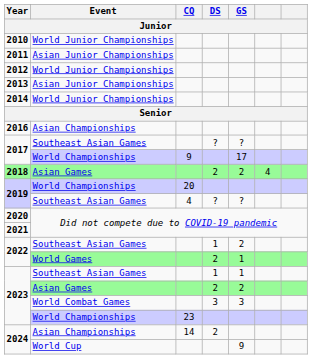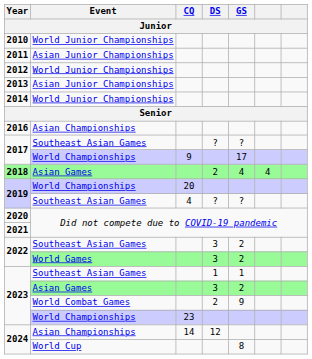(241, 172) 2 -> (241, 172) 4
(215, 245) 1 -> (215, 245) 3
(215, 259) 2 -> (215, 259) 3
(241, 259) 1 -> (241, 259) 2
(215, 289) 2 -> (215, 289) 3
(215, 303) 3 -> (215, 303) 2
(241, 303) 3 -> (241, 303) 9
(215, 332) 2 -> (215, 332) 12
(241, 347) 9 -> (241, 347) 8
